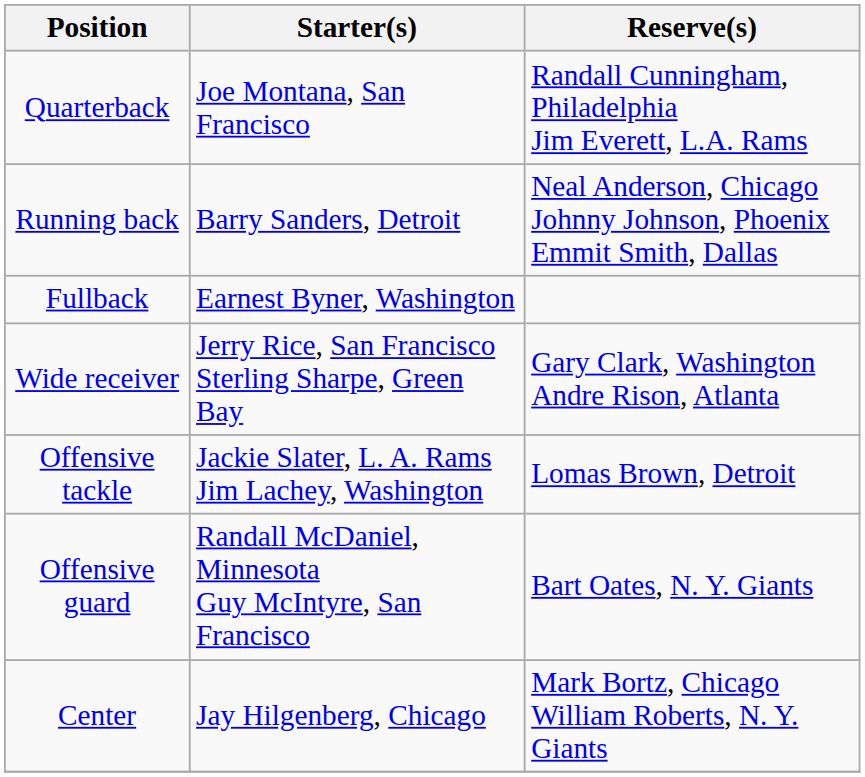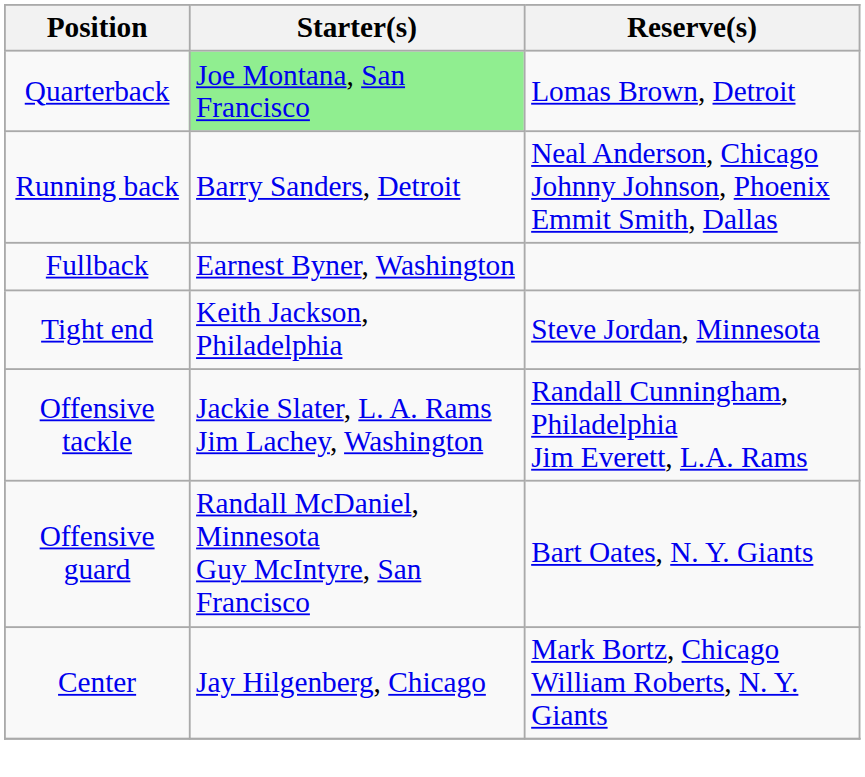(301, 107) no background -> (301, 90) lightgreen background
(669, 107) Randall Cunningham, Philadelphia Jim Everett, L.A. Rams -> (663, 90) Lomas Brown, Detroit
- row: (97, 378)
+ row: (97, 328)
(663, 474) Lomas Brown, Detroit -> (669, 424) Randall Cunningham, Philadelphia Jim Everett, L.A. Rams
